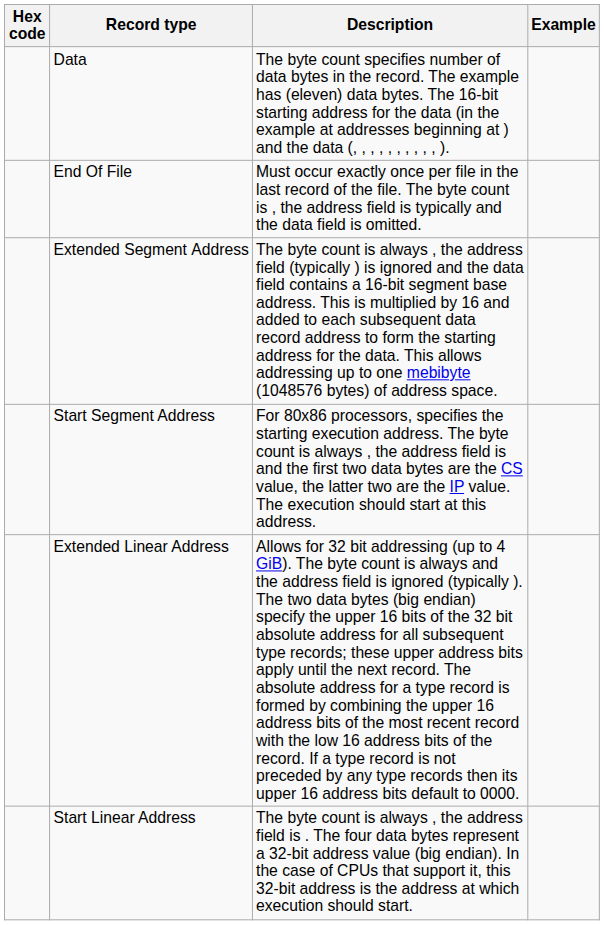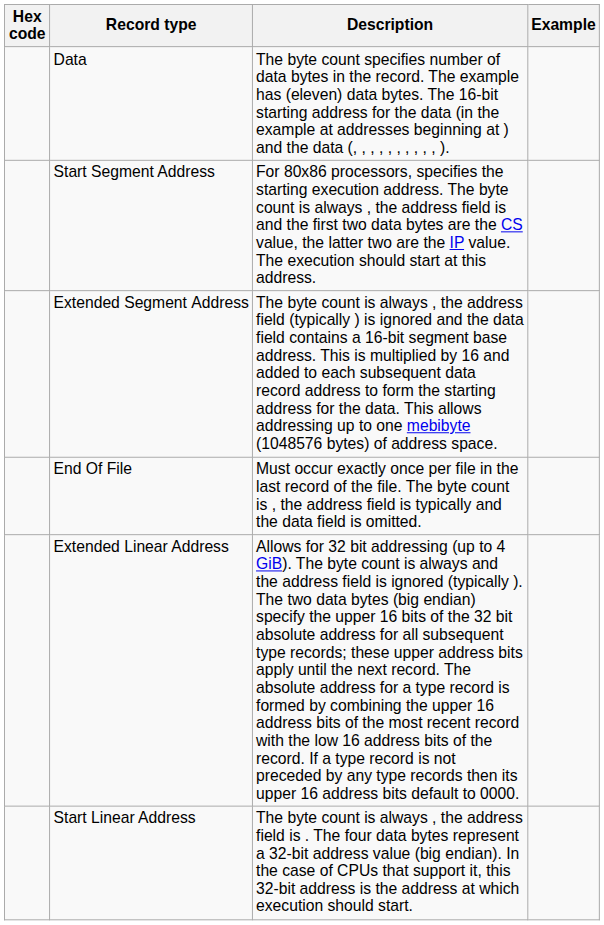rows swapped: (93, 172) <-> (134, 416)
